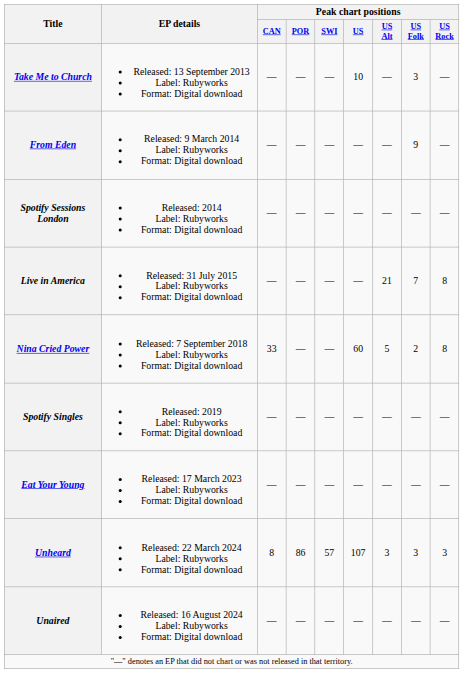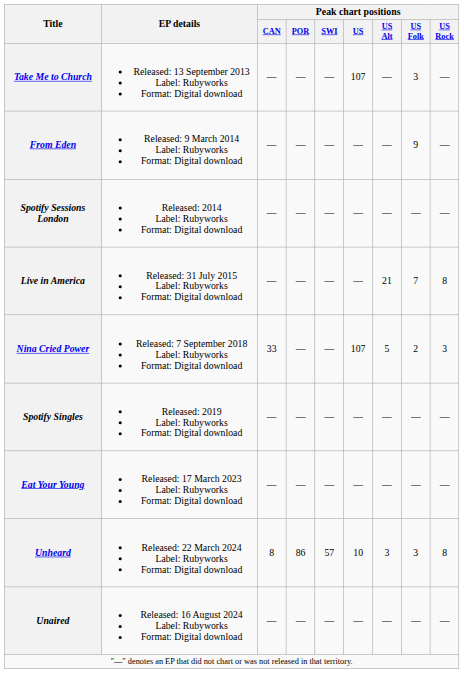(358, 77) 10 -> (358, 77) 107
(358, 349) 60 -> (358, 349) 107
(445, 349) 8 -> (445, 349) 3
(358, 552) 107 -> (358, 552) 10
(445, 552) 3 -> (445, 552) 8
